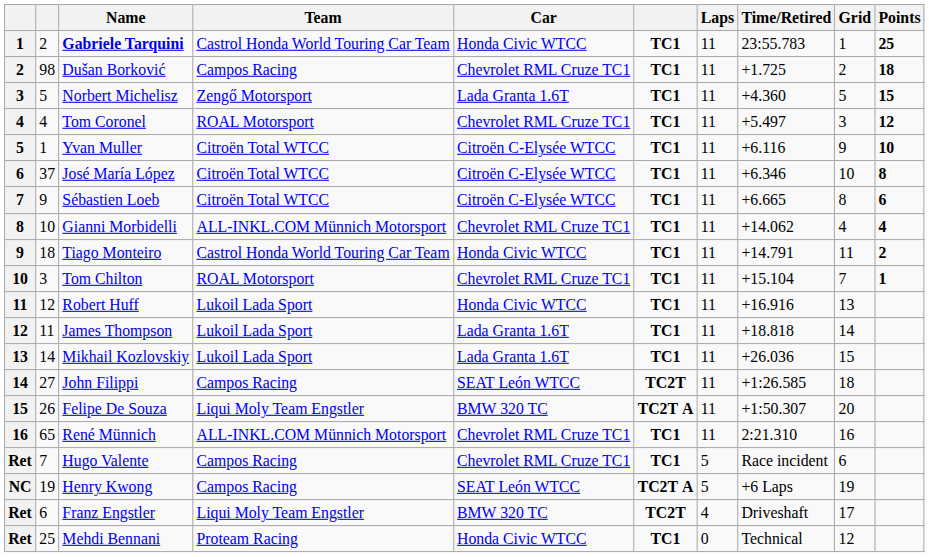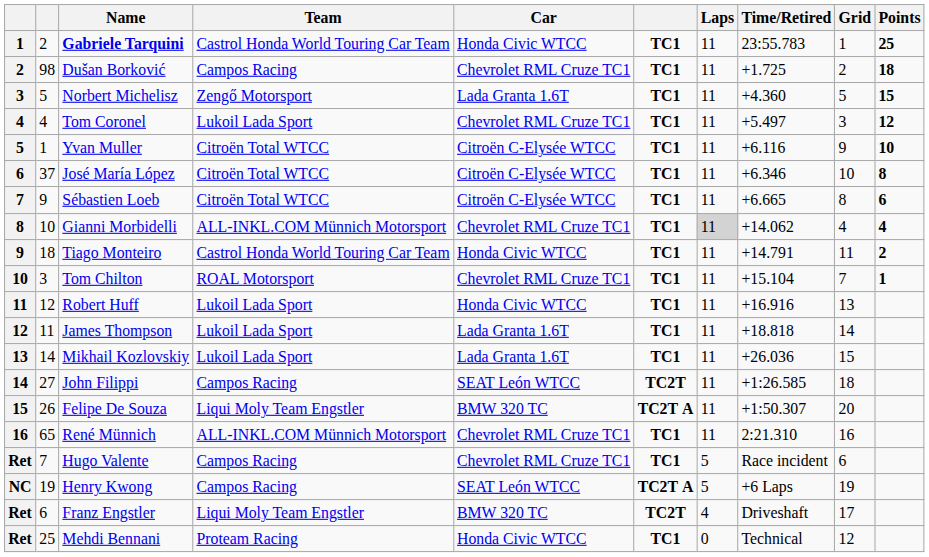(255, 121) ROAL Motorsport -> (254, 121) Lukoil Lada Sport
(708, 226) no background -> (708, 226) lightgrey background
